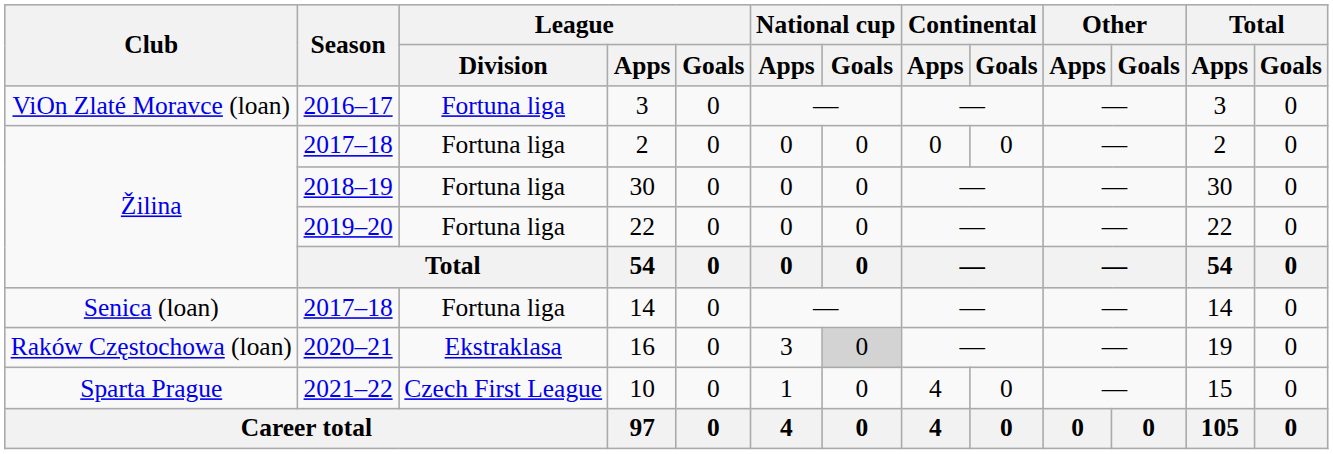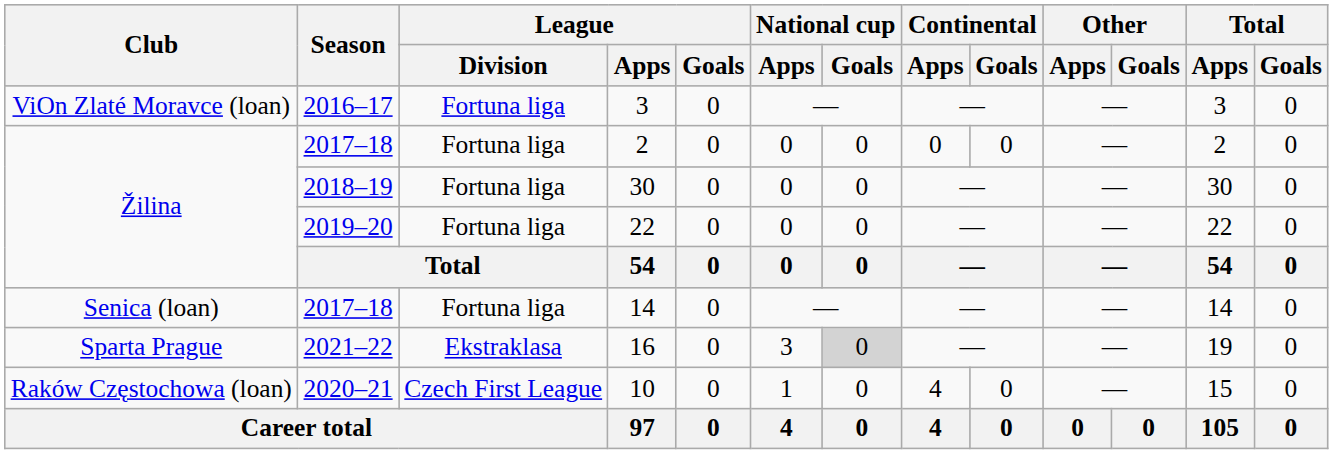(151, 347) Raków Częstochowa (loan) -> (151, 347) Sparta Prague
(348, 347) 2020–21 -> (348, 347) 2021–22
(151, 387) Sparta Prague -> (151, 387) Raków Częstochowa (loan)
(348, 387) 2021–22 -> (348, 387) 2020–21
